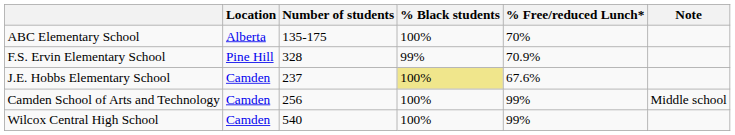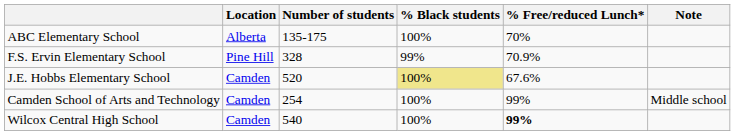(292, 78) 237 -> (292, 78) 520
(292, 99) 256 -> (292, 99) 254
(518, 120) normal -> (519, 120) bold
